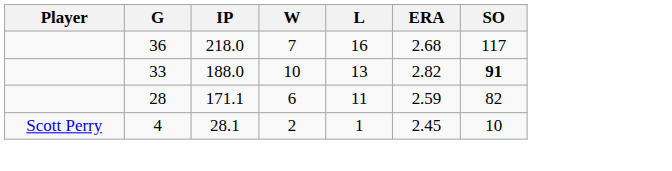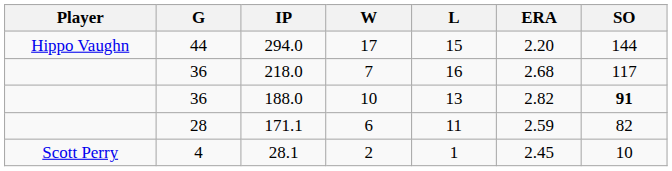+ row: (284, 44)
(158, 71) 33 -> (198, 98) 36
